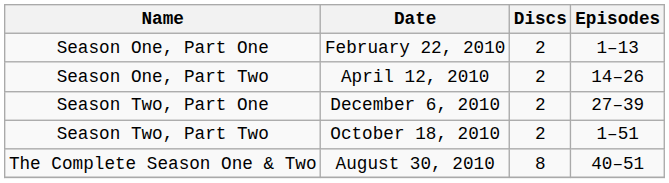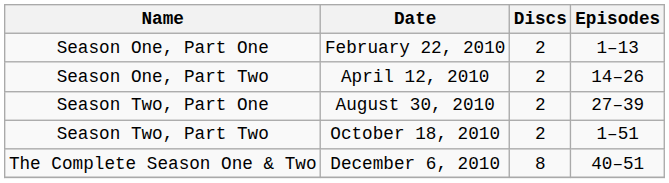(415, 106) December 6, 2010 -> (415, 106) August 30, 2010
(415, 163) August 30, 2010 -> (415, 163) December 6, 2010
